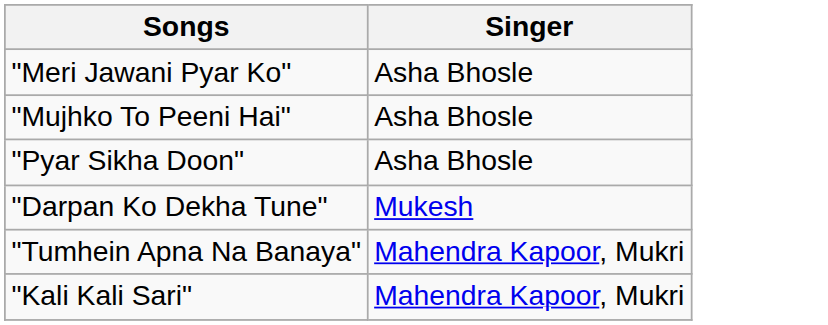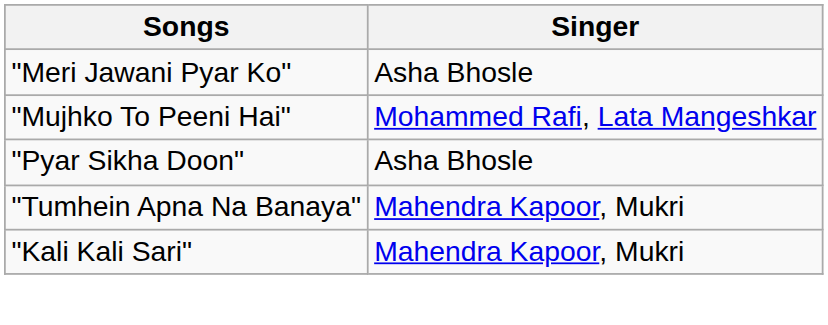(454, 116) Asha Bhosle -> (595, 116) Mohammed Rafi, Lata Mangeshkar
- row: (169, 206)
